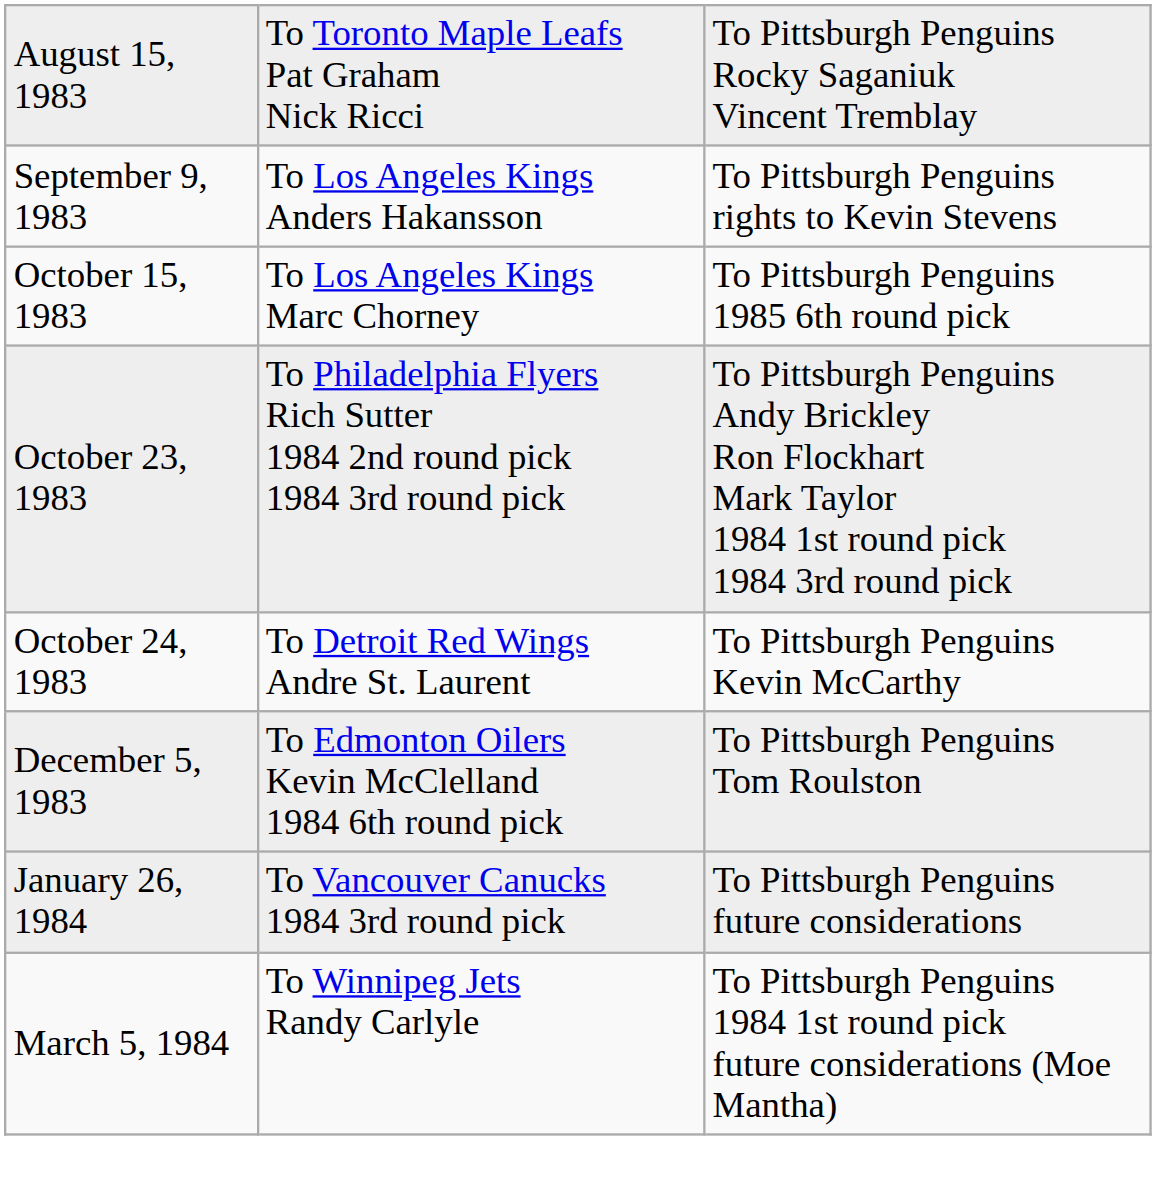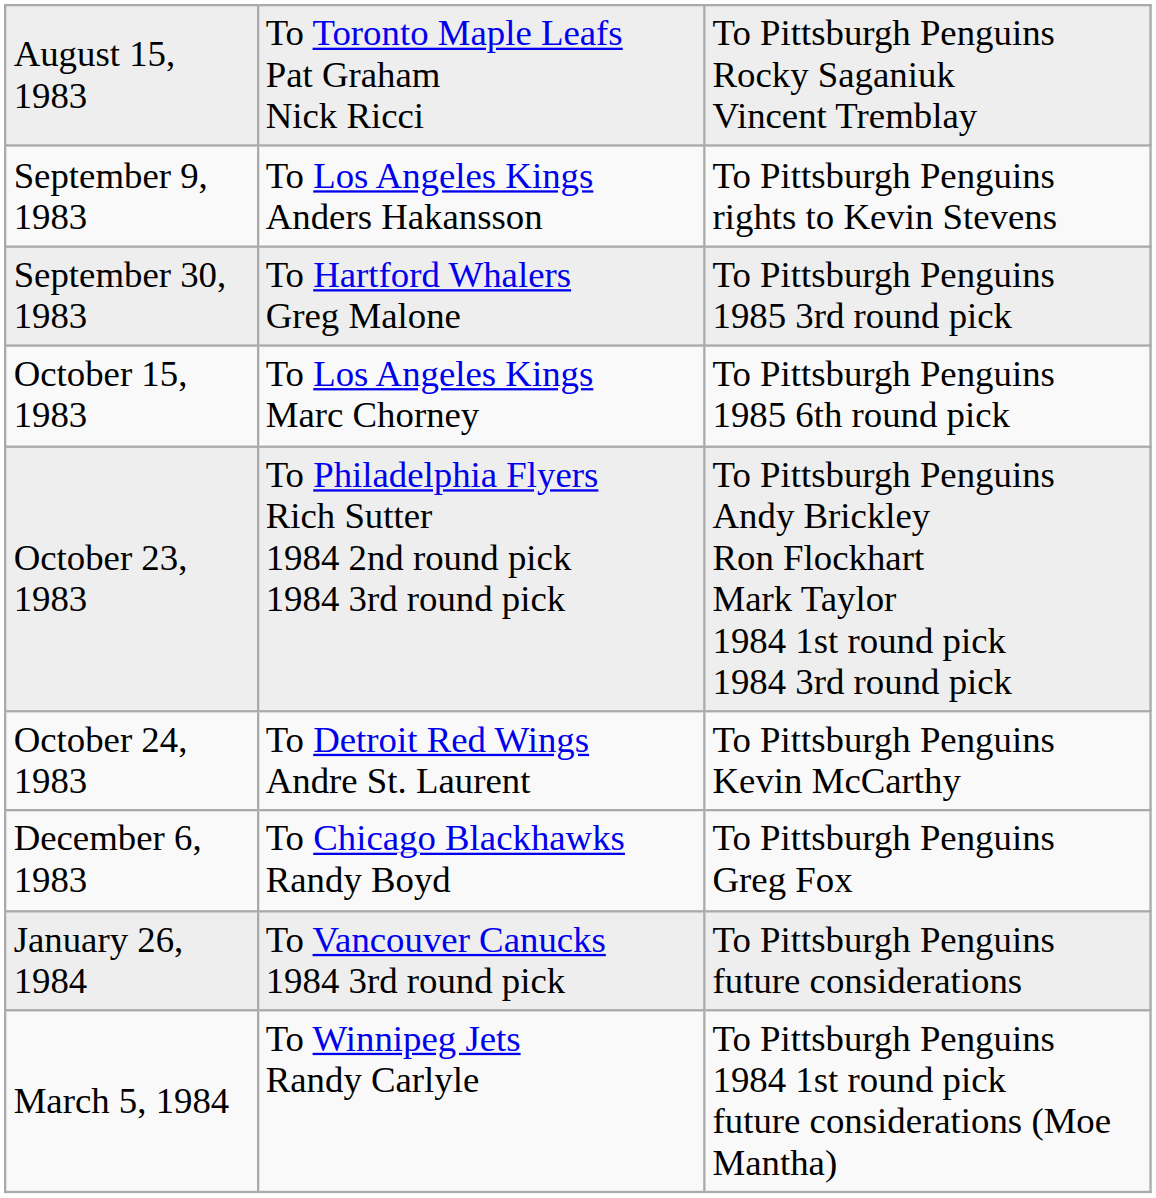+ row: (120, 295)
- row: (108, 780)
+ row: (108, 859)
